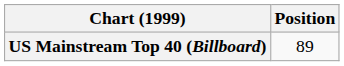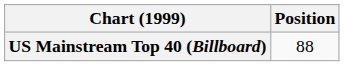(305, 46) 89 -> (305, 46) 88
